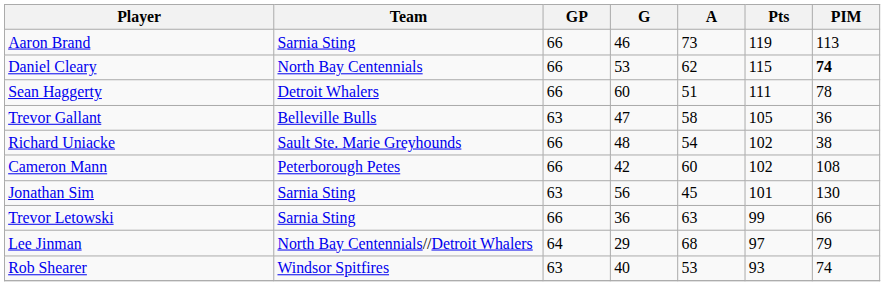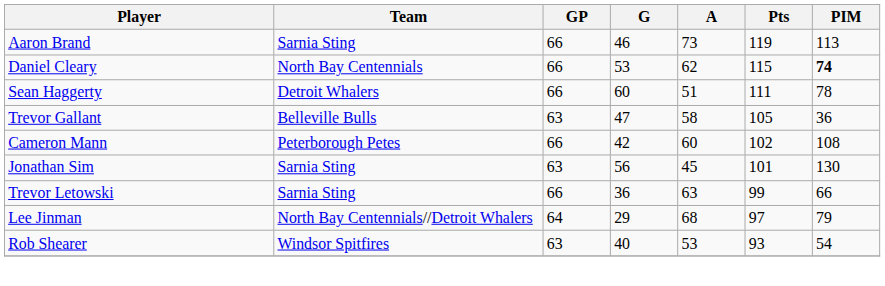- row: (62, 142)
(824, 268) 74 -> (824, 243) 54
